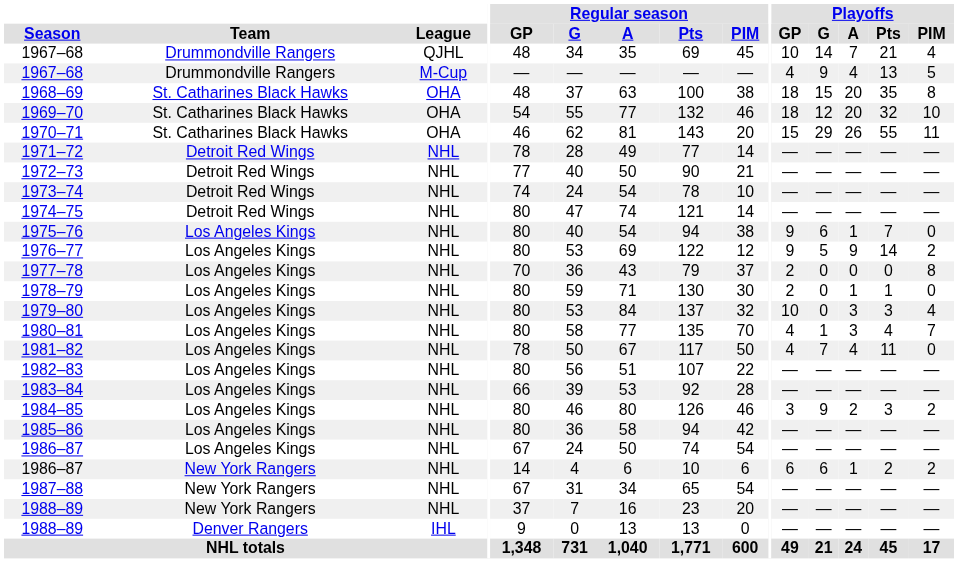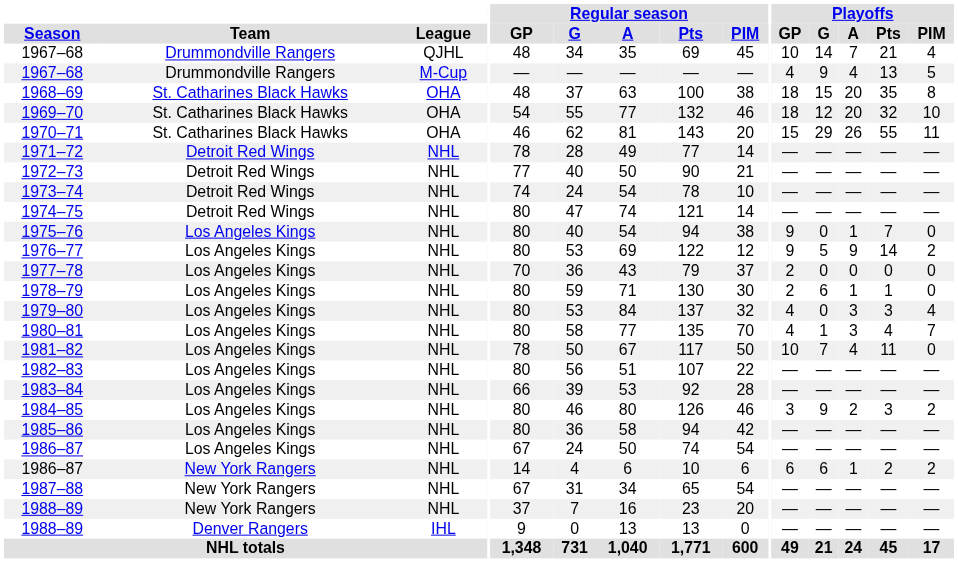(824, 231) 6 -> (824, 231) 0
(931, 271) 8 -> (931, 271) 0
(824, 291) 0 -> (824, 291) 6
(790, 310) 10 -> (790, 310) 4
(790, 350) 4 -> (790, 350) 10
